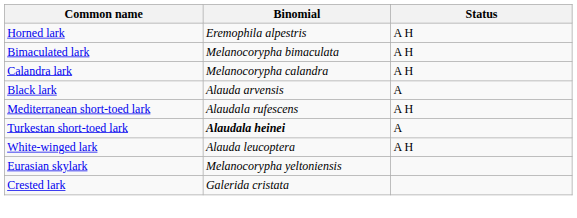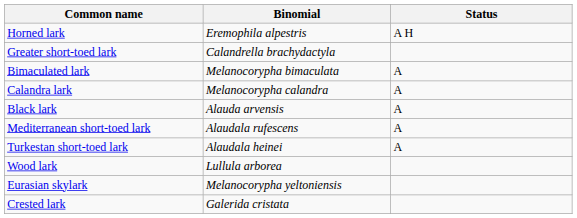+ row: (62, 52)
(403, 52) A H -> (398, 71) A
(403, 71) A H -> (398, 90) A
(403, 109) A H -> (398, 128) A
(245, 128) bold -> (244, 147) normal
+ row: (32, 166)
- row: (52, 147)
